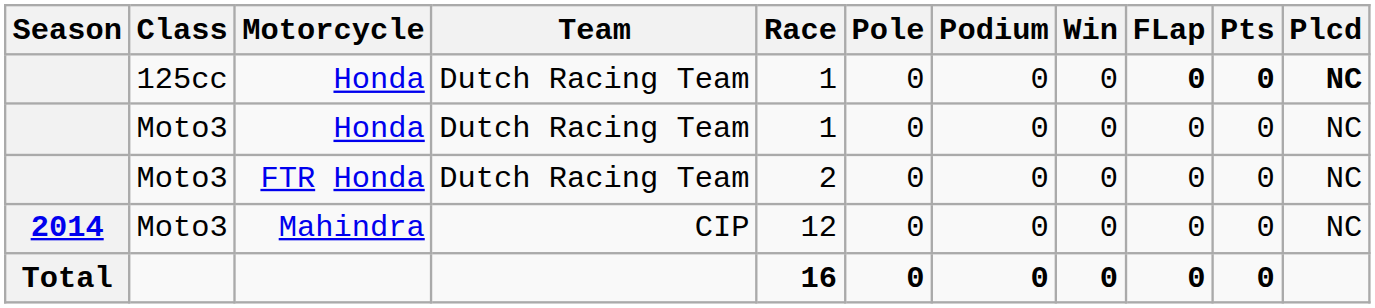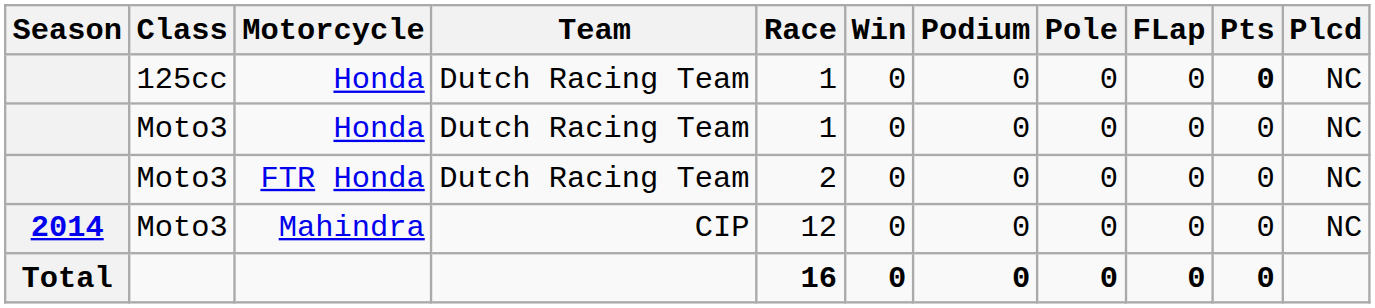columns swapped: (1091, 30) <-> (888, 30)
(1196, 80) bold -> (1196, 80) normal
(1344, 80) bold -> (1344, 80) normal
